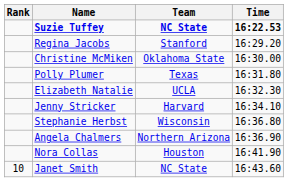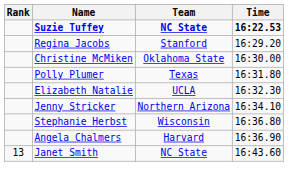(184, 106) Harvard -> (184, 106) Northern Arizona
(184, 138) Northern Arizona -> (184, 138) Harvard
- row: (66, 153)
(18, 169) 10 -> (18, 153) 13
